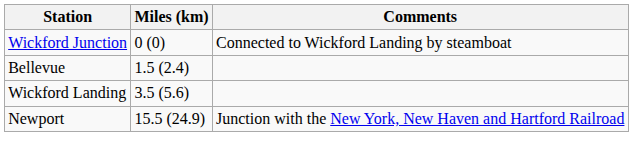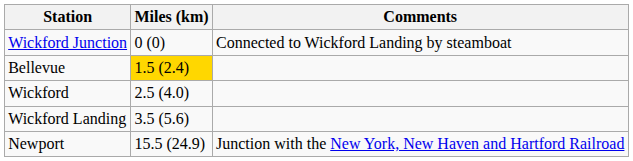(162, 67) no background -> (162, 67) gold background
+ row: (39, 93)
